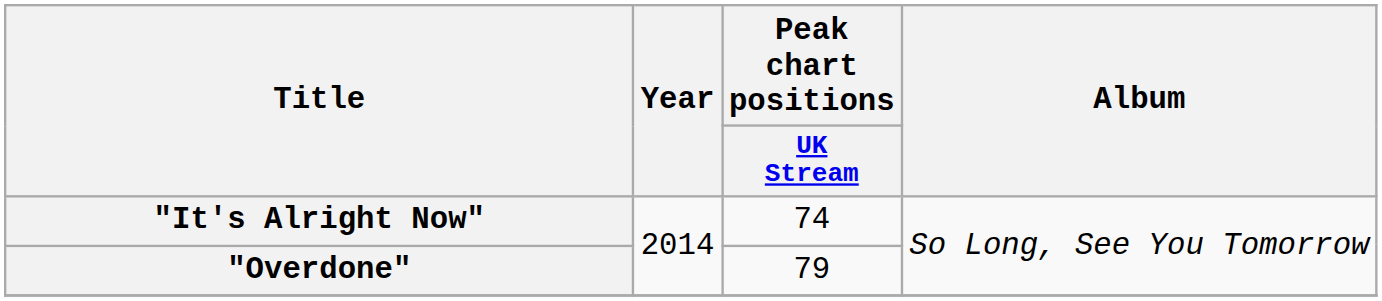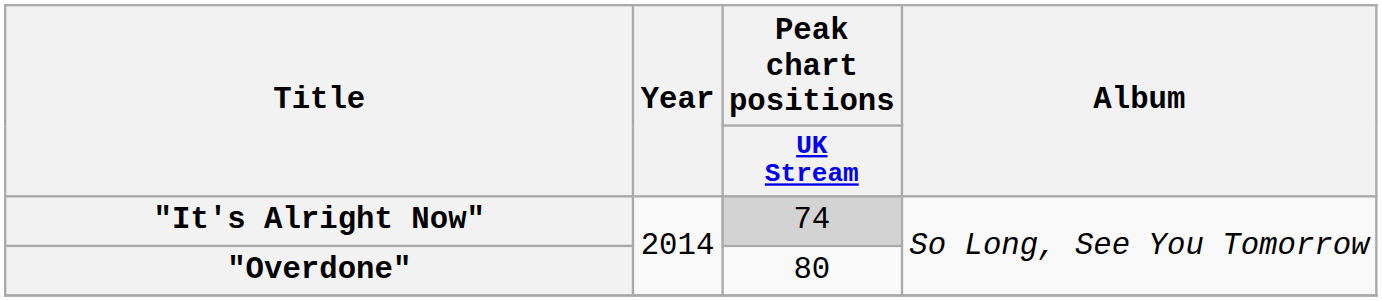(812, 220) no background -> (812, 220) lightgrey background
(812, 270) 79 -> (812, 270) 80
